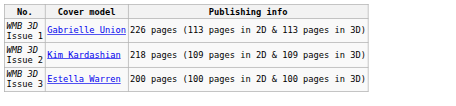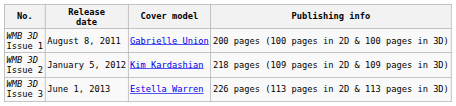+ column: (87, 16)
(248, 31) 226 pages (113 pages in 2D & 113 pages in 3D) -> (331, 41) 200 pages (100 pages in 2D & 100 pages in 3D)
(248, 79) 200 pages (100 pages in 2D & 100 pages in 3D) -> (331, 89) 226 pages (113 pages in 2D & 113 pages in 3D)
